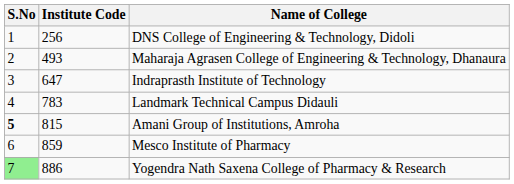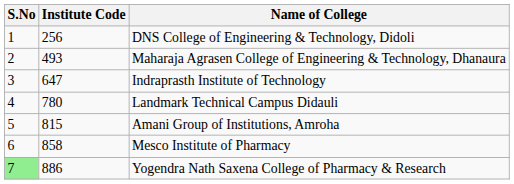(52, 102) 783 -> (52, 102) 780
(11, 124) bold -> (11, 124) normal
(52, 146) 859 -> (52, 146) 858
